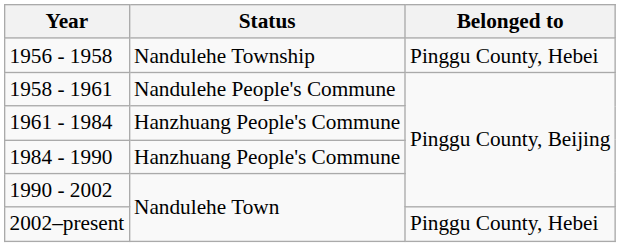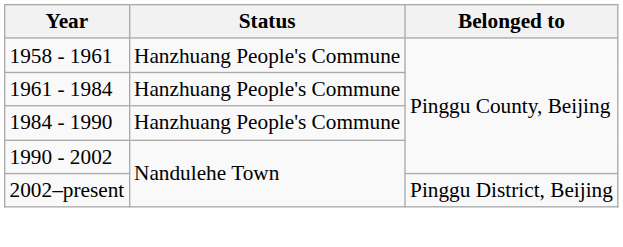- row: (61, 55)
(265, 88) Nandulehe People's Commune -> (267, 55) Hanzhuang People's Commune
(504, 223) Pinggu County, Hebei -> (511, 190) Pinggu District, Beijing
